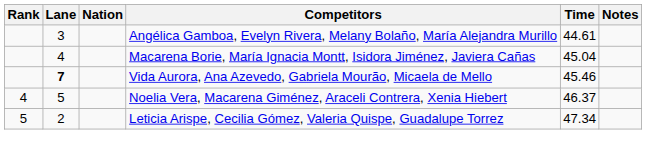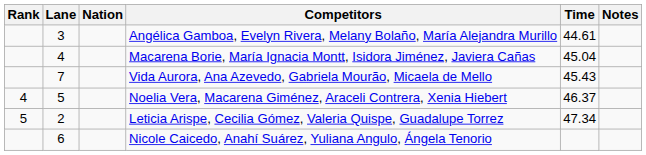(61, 77) bold -> (61, 77) normal
(580, 77) 45.46 -> (580, 77) 45.43
+ row: (310, 139)
